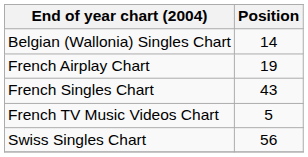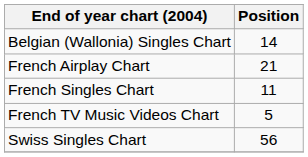(269, 66) 19 -> (269, 66) 21
(269, 90) 43 -> (269, 90) 11
